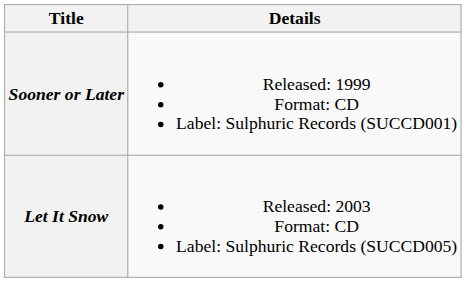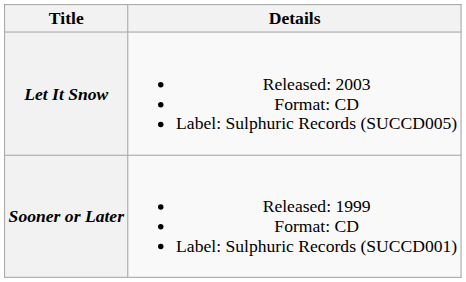rows swapped: (66, 93) <-> (66, 216)
